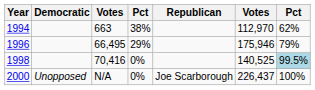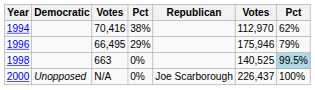(103, 29) 663 -> (110, 29) 70,416
(110, 61) 70,416 -> (103, 61) 663
